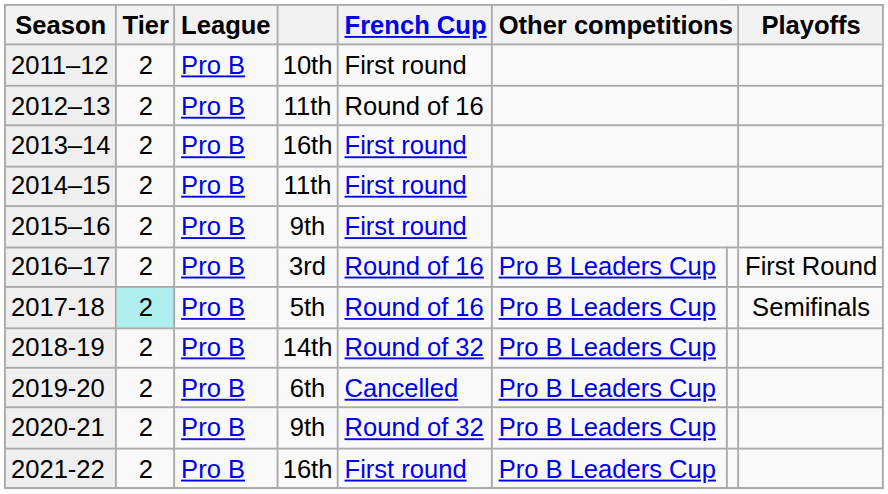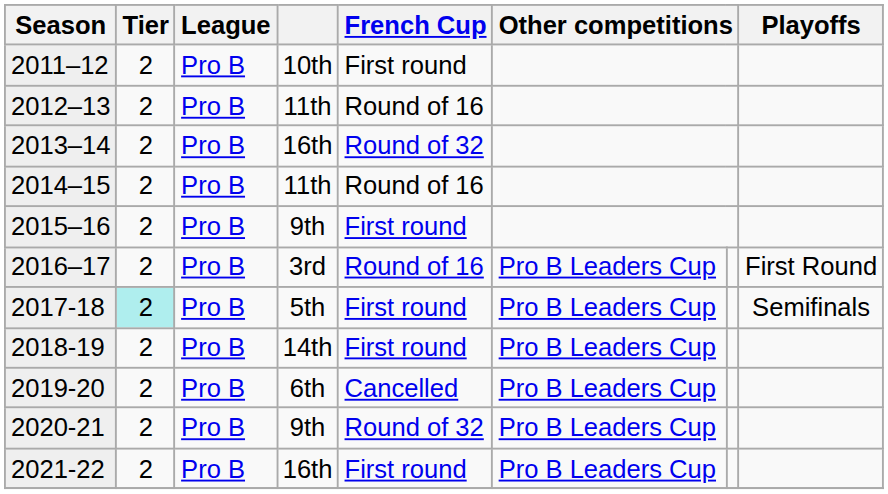(406, 146) First round -> (414, 146) Round of 32
(406, 186) First round -> (414, 186) Round of 16
(414, 307) Round of 16 -> (406, 307) First round
(414, 347) Round of 32 -> (406, 347) First round
